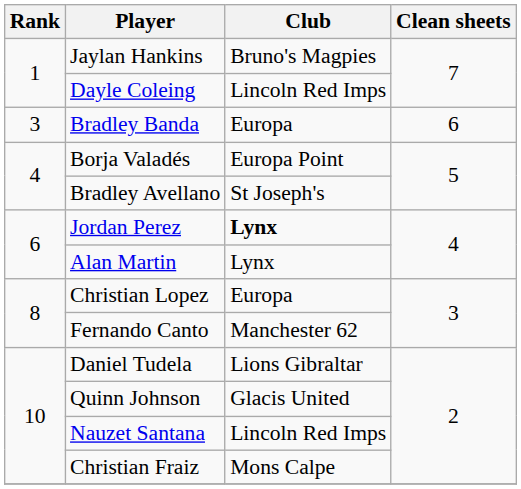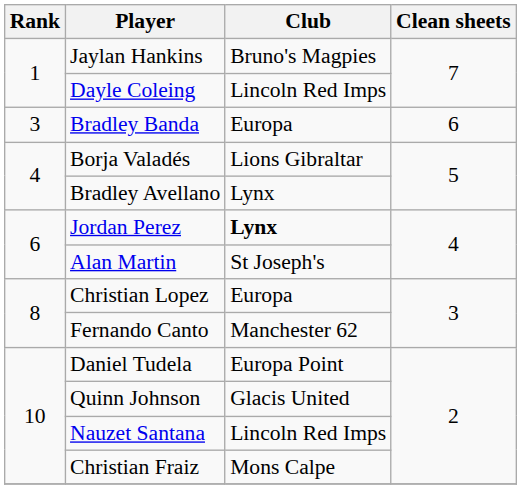(287, 158) Europa Point -> (296, 158) Lions Gibraltar
(277, 192) St Joseph's -> (252, 192) Lynx
(252, 261) Lynx -> (277, 261) St Joseph's
(296, 364) Lions Gibraltar -> (287, 364) Europa Point
